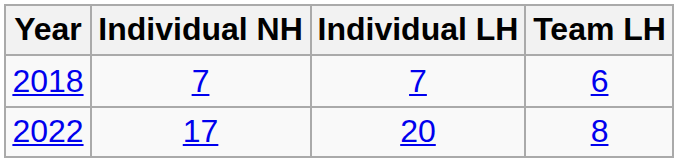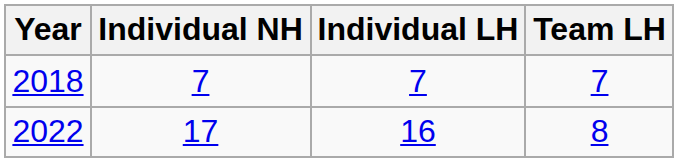(600, 80) 6 -> (600, 80) 7
(418, 131) 20 -> (418, 131) 16
